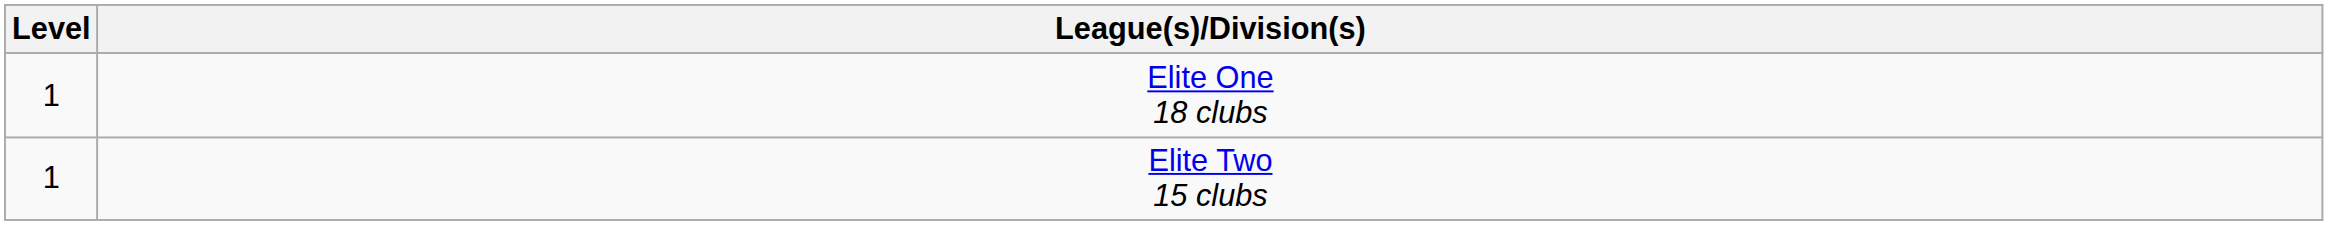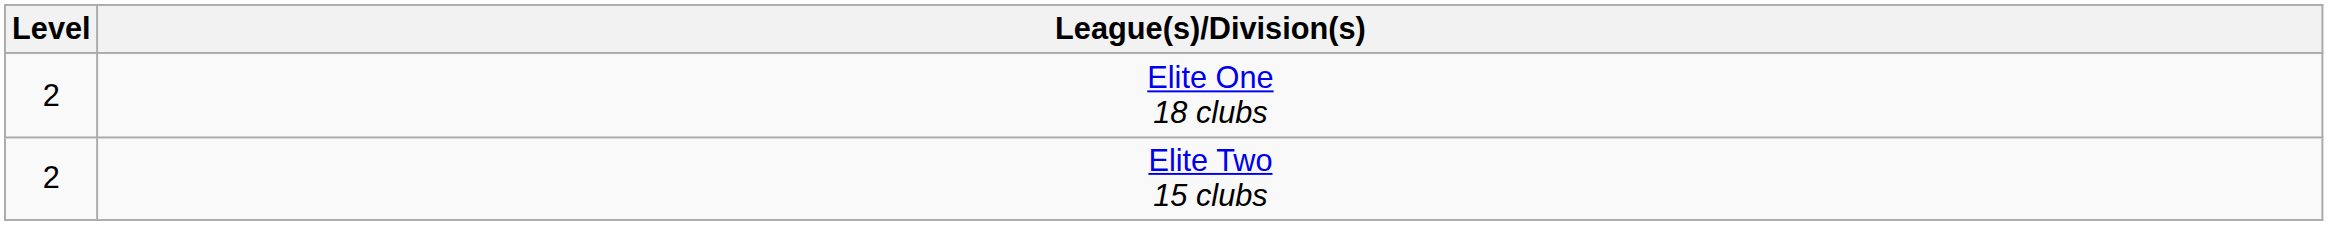(51, 94) 1 -> (51, 94) 2
(51, 178) 1 -> (51, 178) 2
